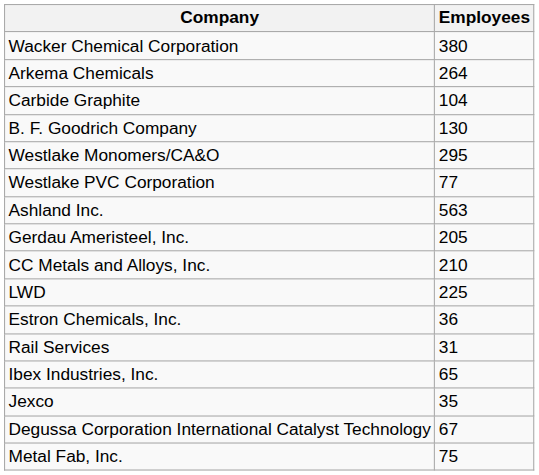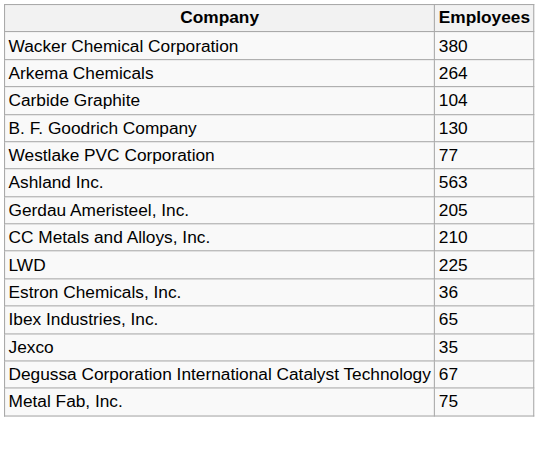- row: (114, 155)
- row: (59, 347)
